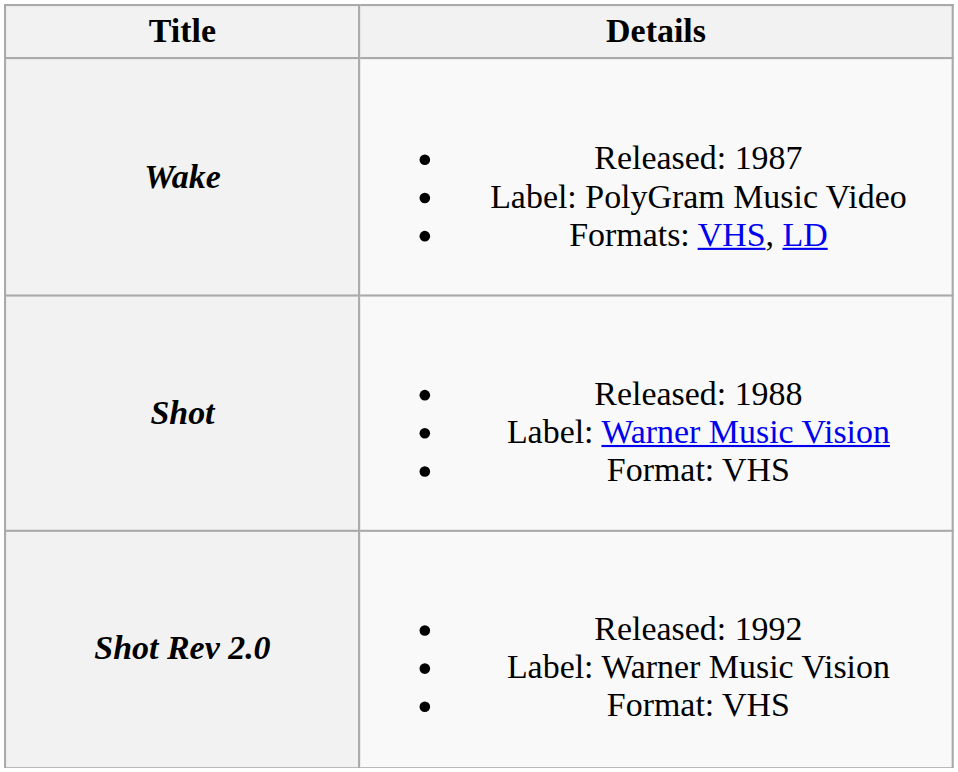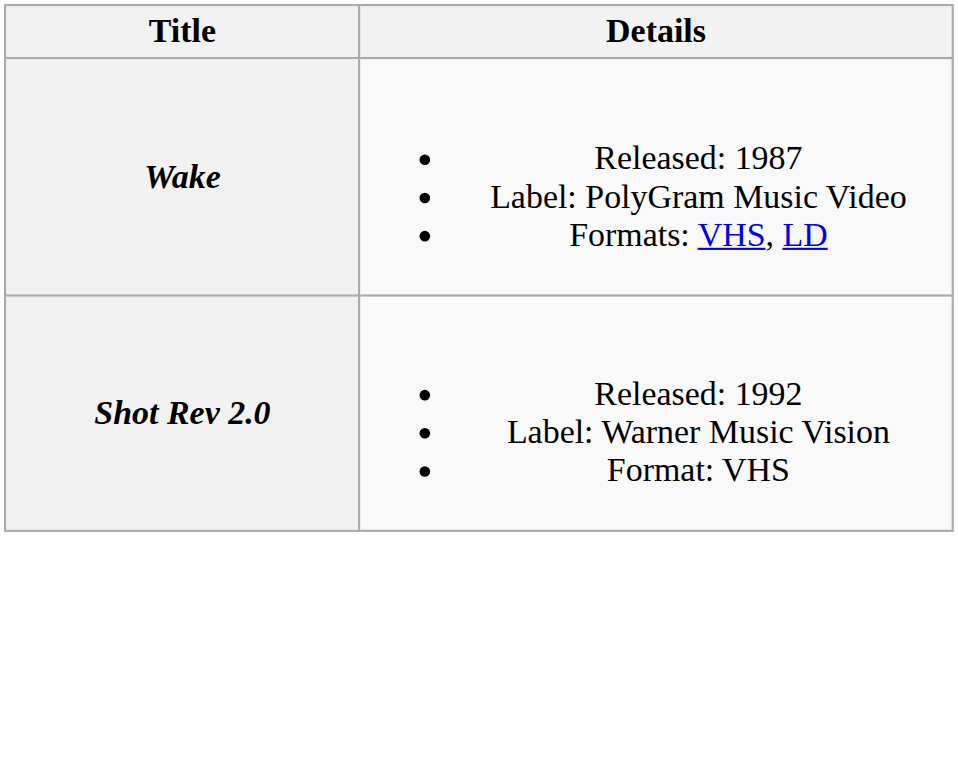- row: (182, 412)
